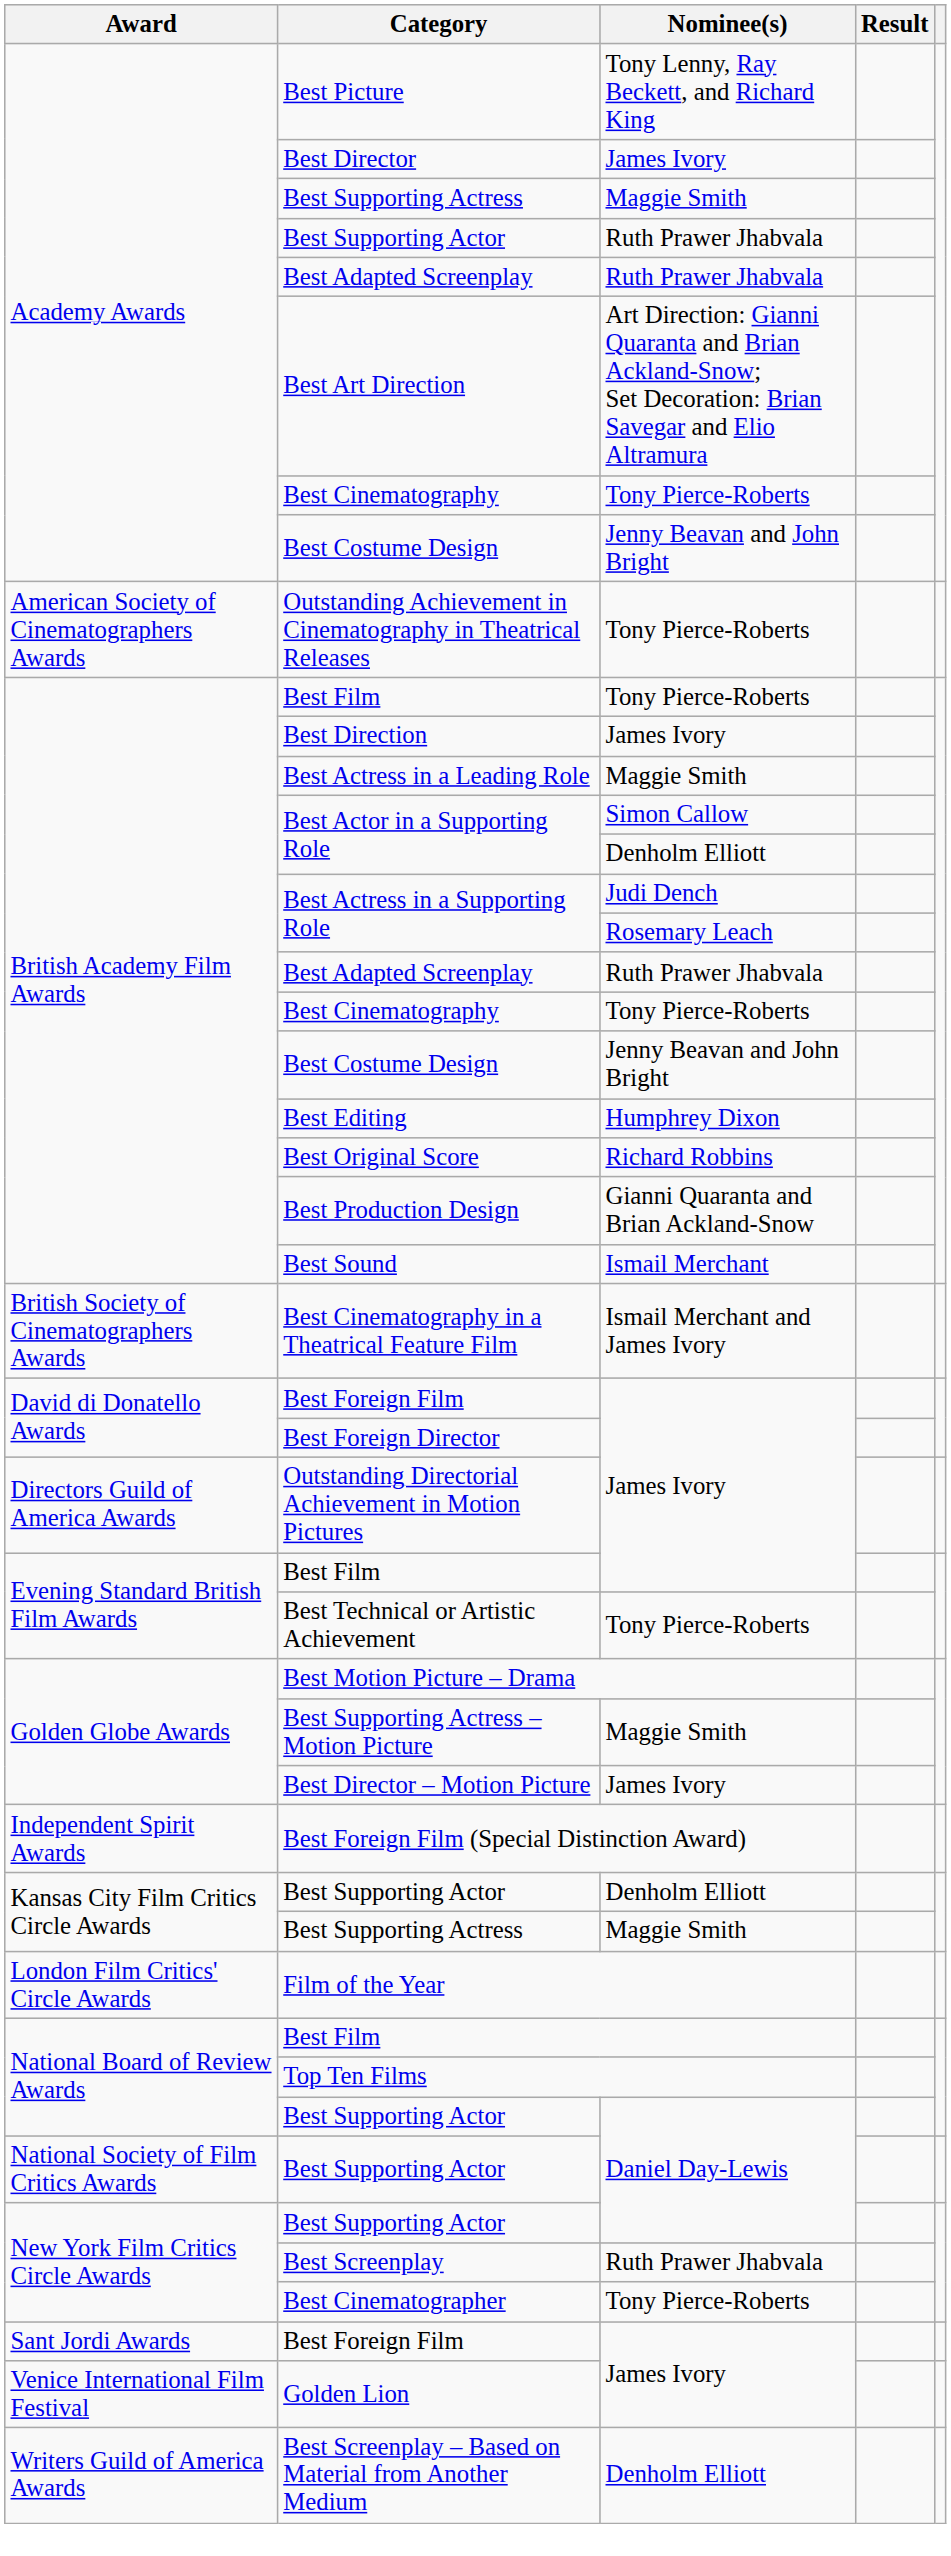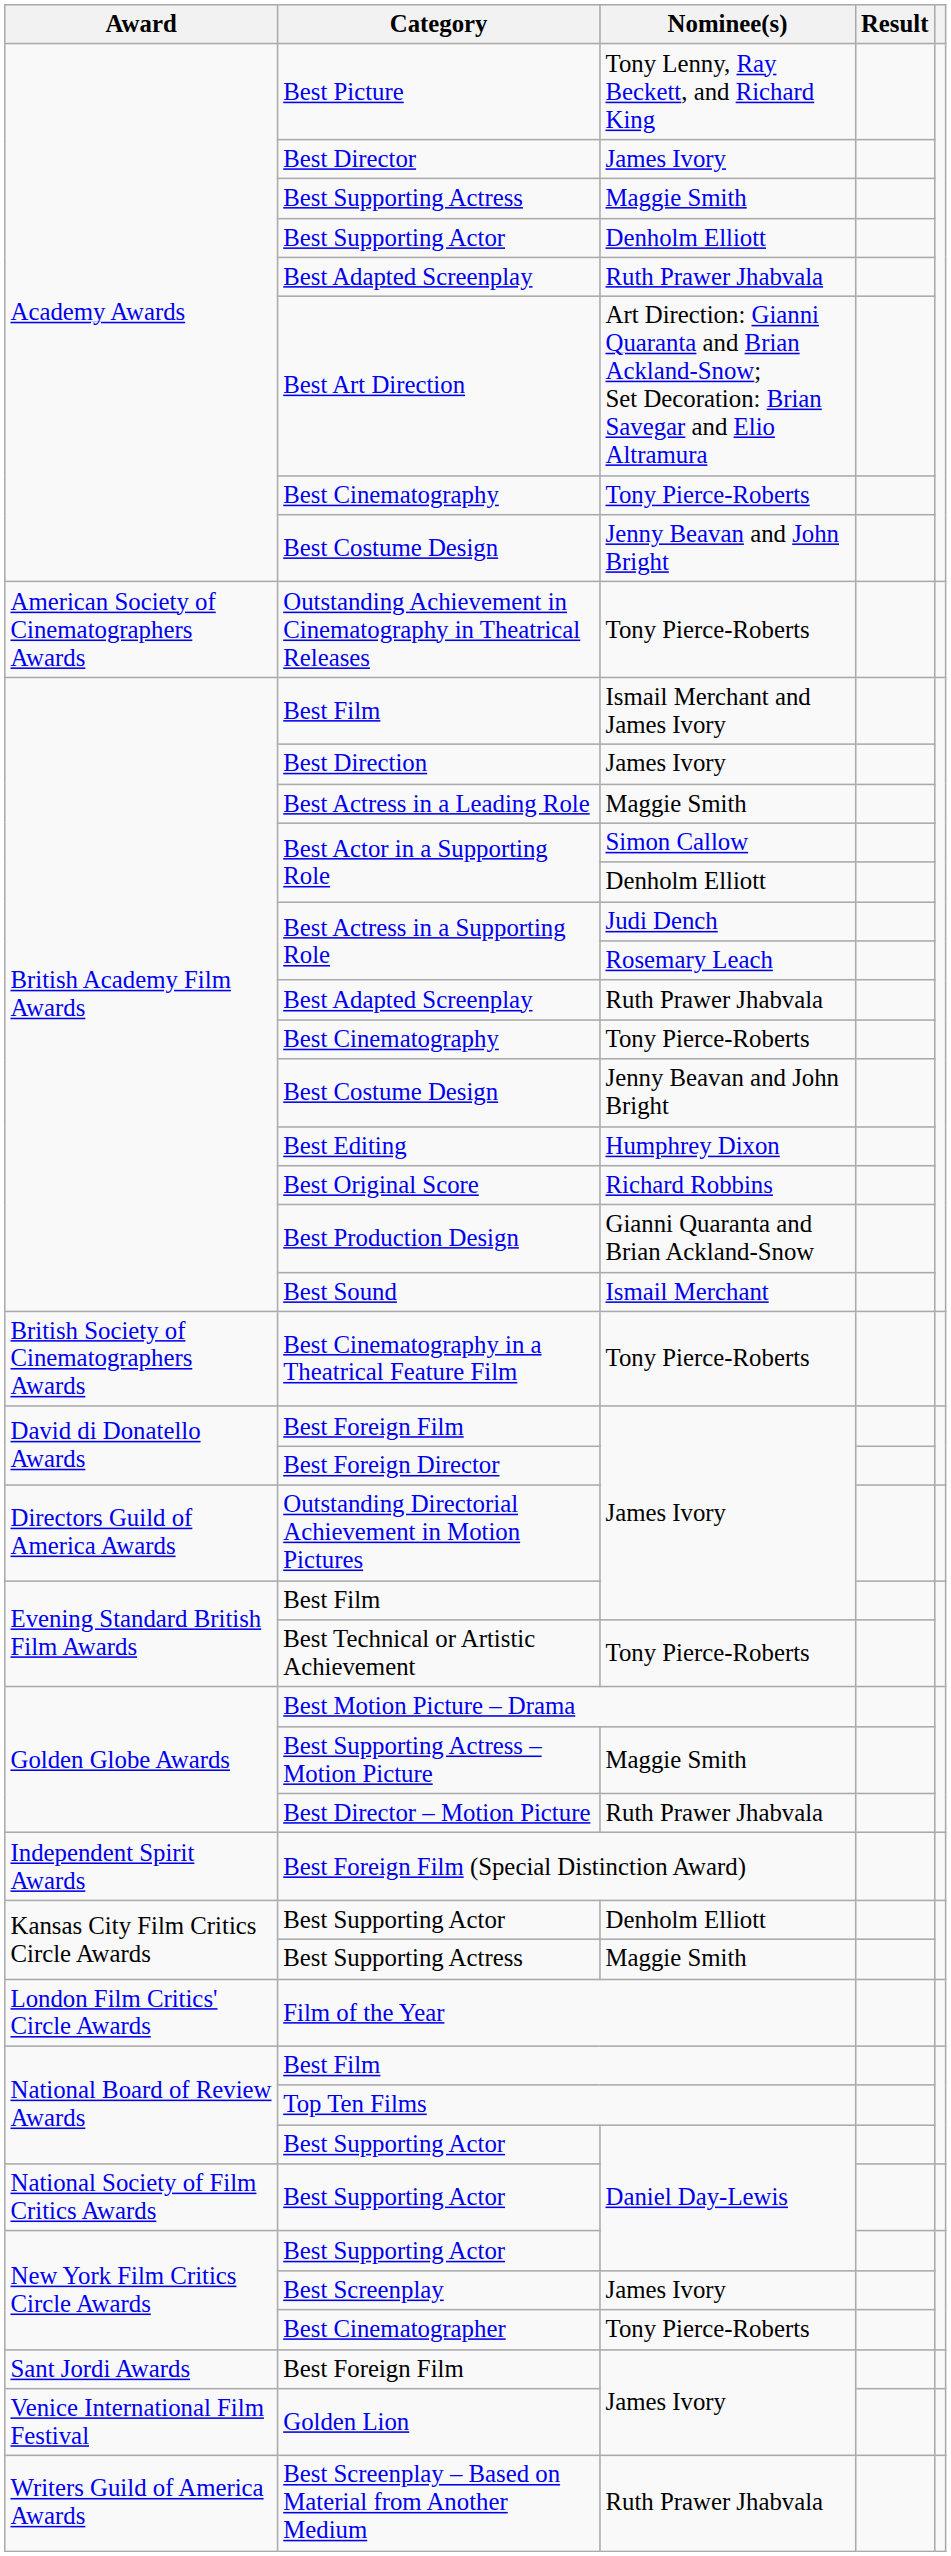(714, 237) Ruth Prawer Jhabvala -> (686, 237) Denholm Elliott
(708, 696) Tony Pierce-Roberts -> (708, 710) Ismail Merchant and James Ivory
(708, 1330) Ismail Merchant and James Ivory -> (708, 1358) Tony Pierce-Roberts
(666, 1784) James Ivory -> (714, 1812) Ruth Prawer Jhabvala
(714, 2261) Ruth Prawer Jhabvala -> (666, 2289) James Ivory
(686, 2475) Denholm Elliott -> (714, 2503) Ruth Prawer Jhabvala
